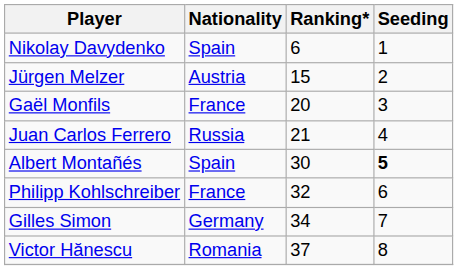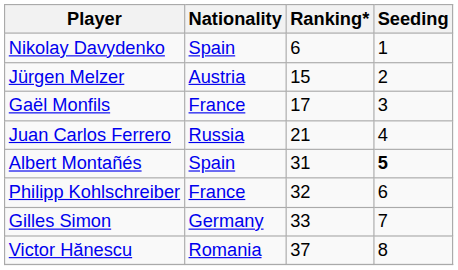(300, 105) 20 -> (300, 105) 17
(300, 163) 30 -> (300, 163) 31
(300, 221) 34 -> (300, 221) 33
